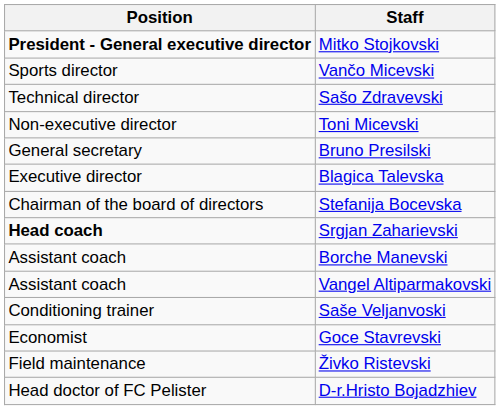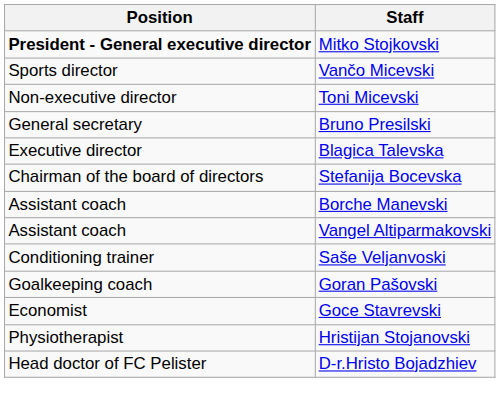- row: (381, 97)
- row: (388, 230)
+ row: (378, 284)
- row: (375, 364)
+ row: (394, 337)
